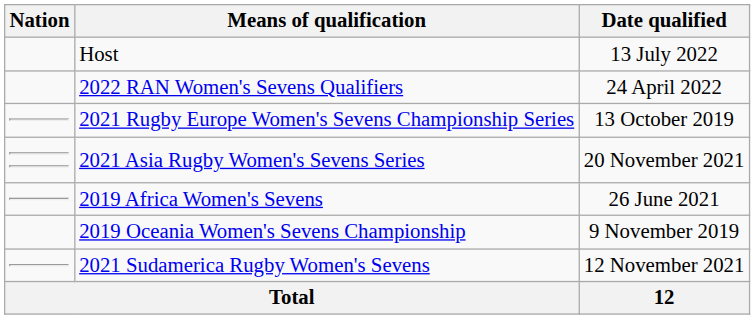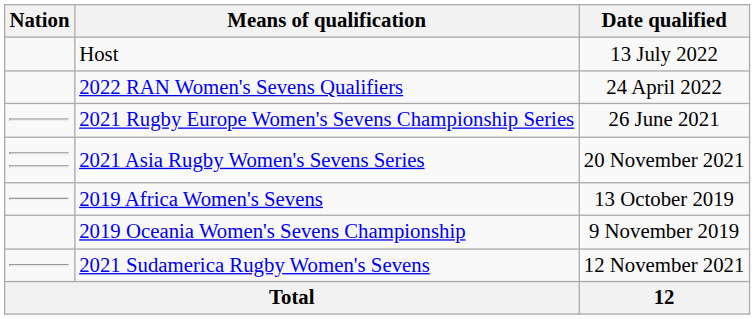(664, 119) 13 October 2019 -> (664, 119) 26 June 2021
(664, 198) 26 June 2021 -> (664, 198) 13 October 2019
